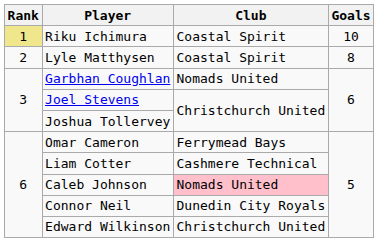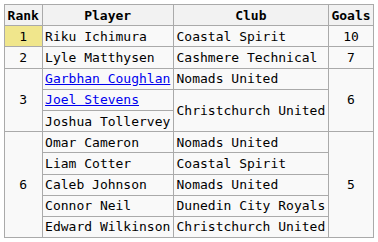(231, 57) Coastal Spirit -> (247, 57) Cashmere Technical
(351, 57) 8 -> (351, 57) 7
(231, 142) Ferrymead Bays -> (227, 142) Nomads United
(247, 163) Cashmere Technical -> (231, 163) Coastal Spirit
(227, 185) pink background -> (227, 185) no background
